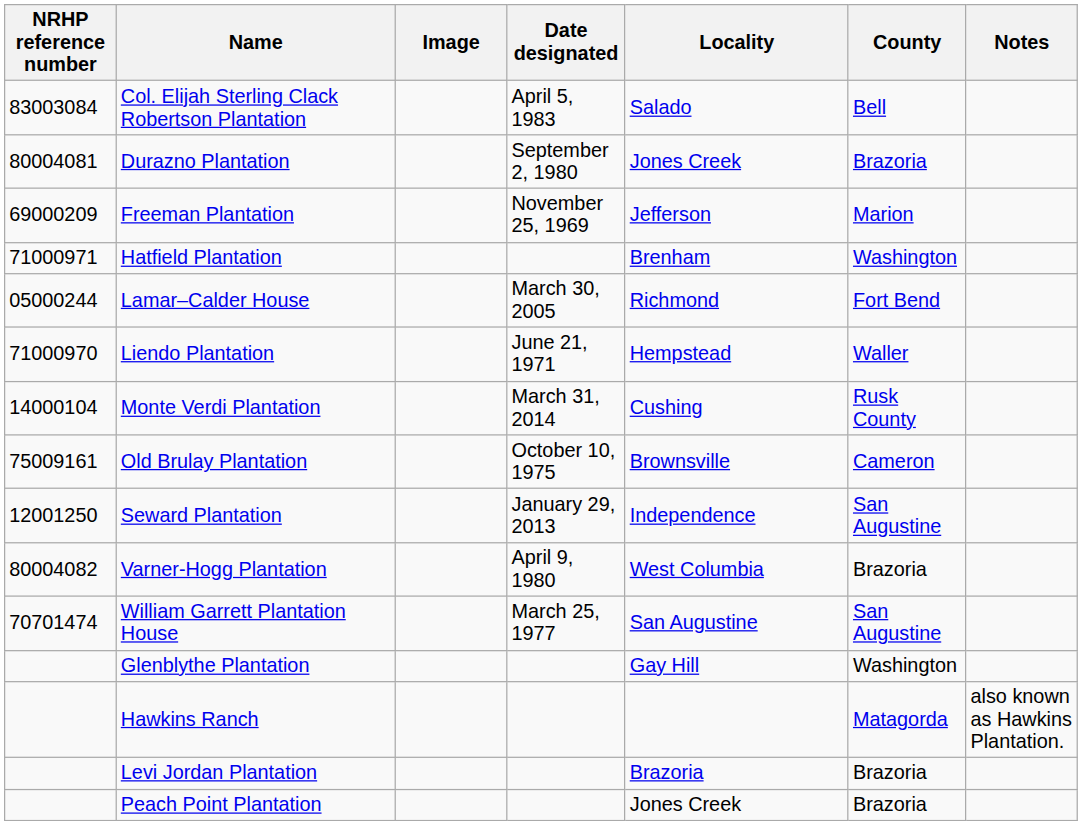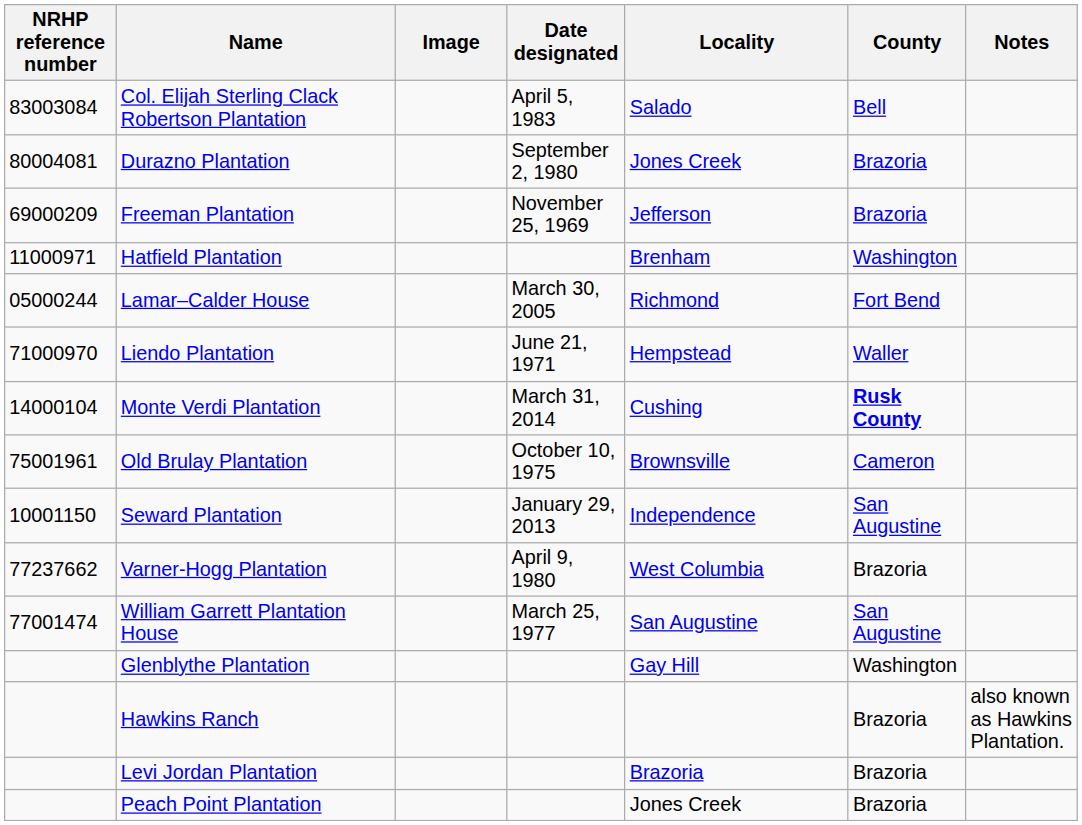(883, 215) Marion -> (890, 215) Brazoria
(53, 257) 71000971 -> (53, 257) 11000971
(884, 407) normal -> (887, 407) bold
(53, 461) 75009161 -> (53, 461) 75001961
(53, 515) 12001250 -> (53, 515) 10001150
(53, 569) 80004082 -> (53, 569) 77237662
(53, 623) 70701474 -> (53, 623) 77001474
(900, 719) Matagorda -> (890, 719) Brazoria
